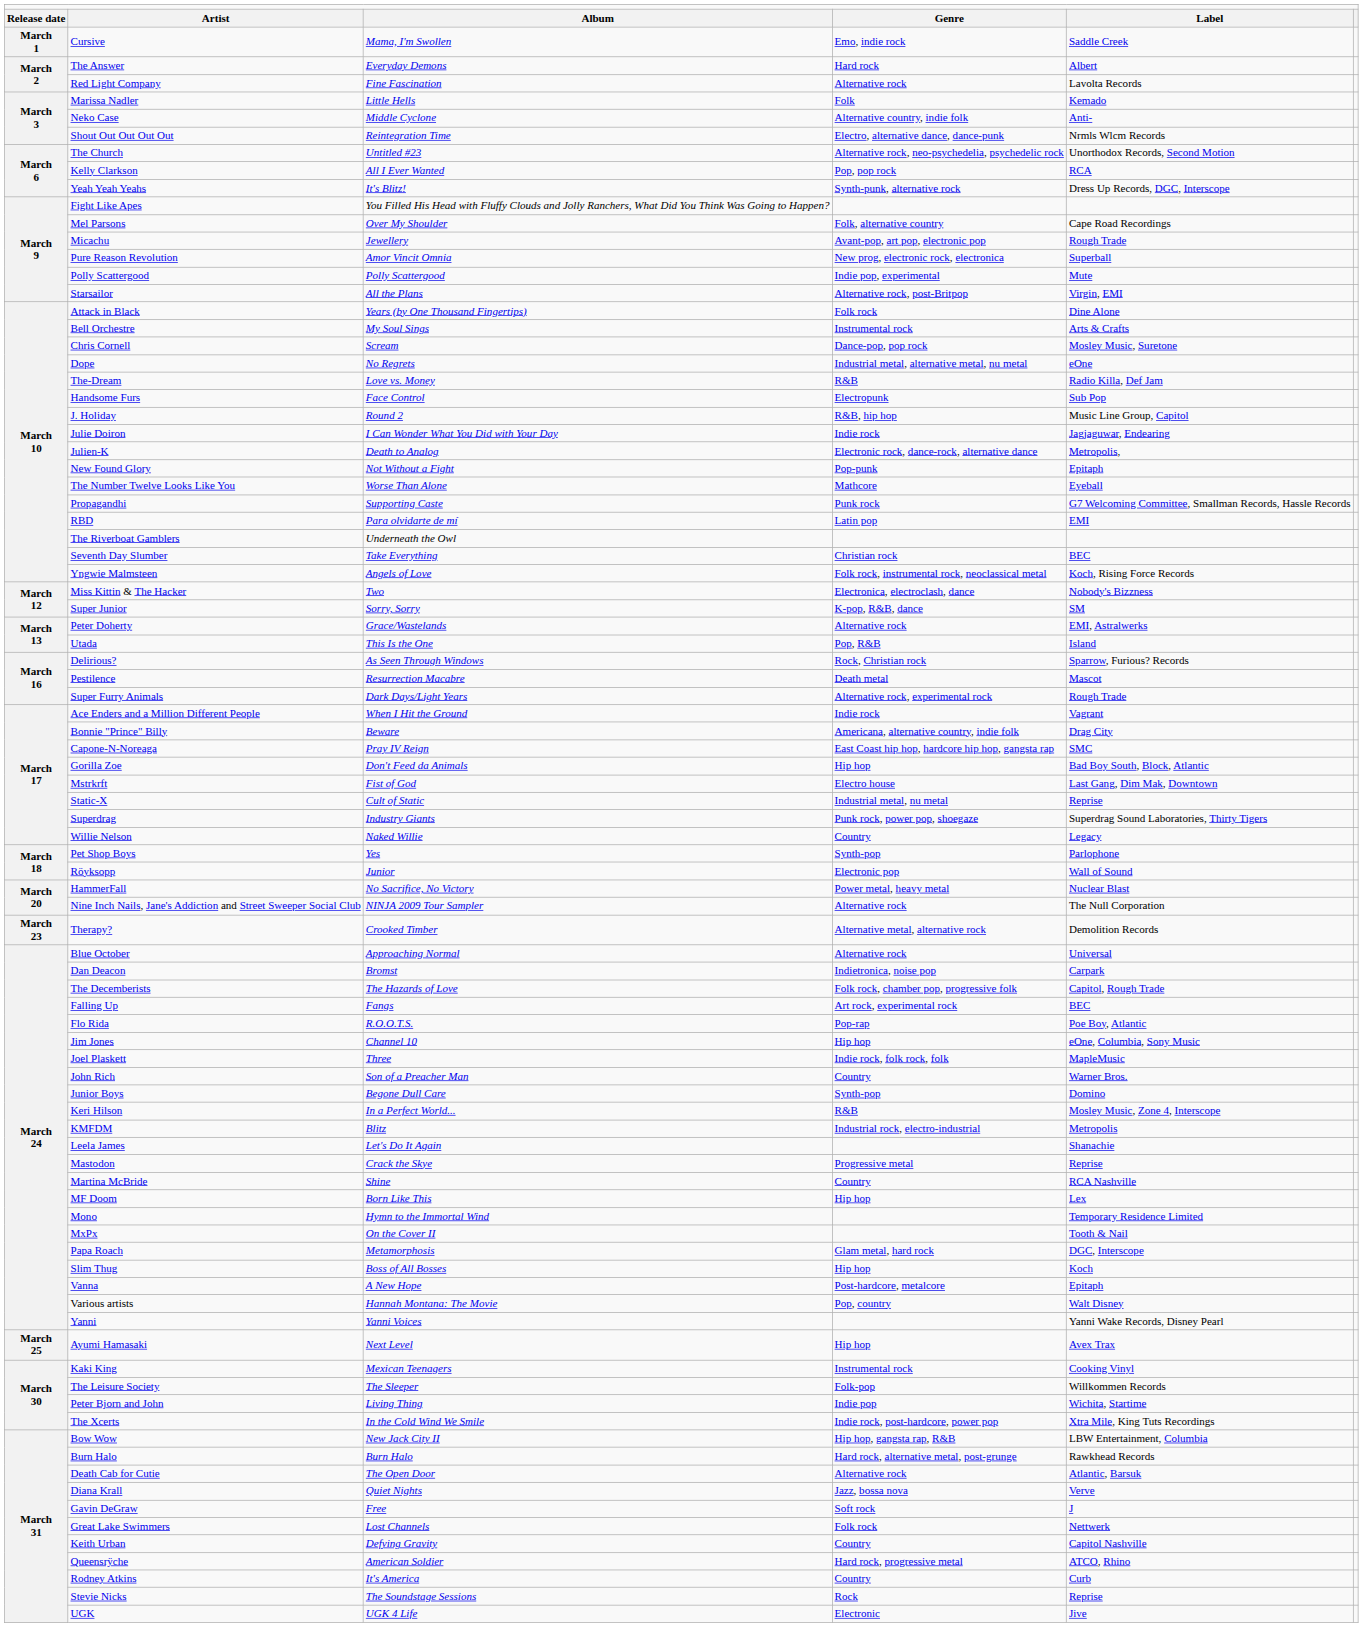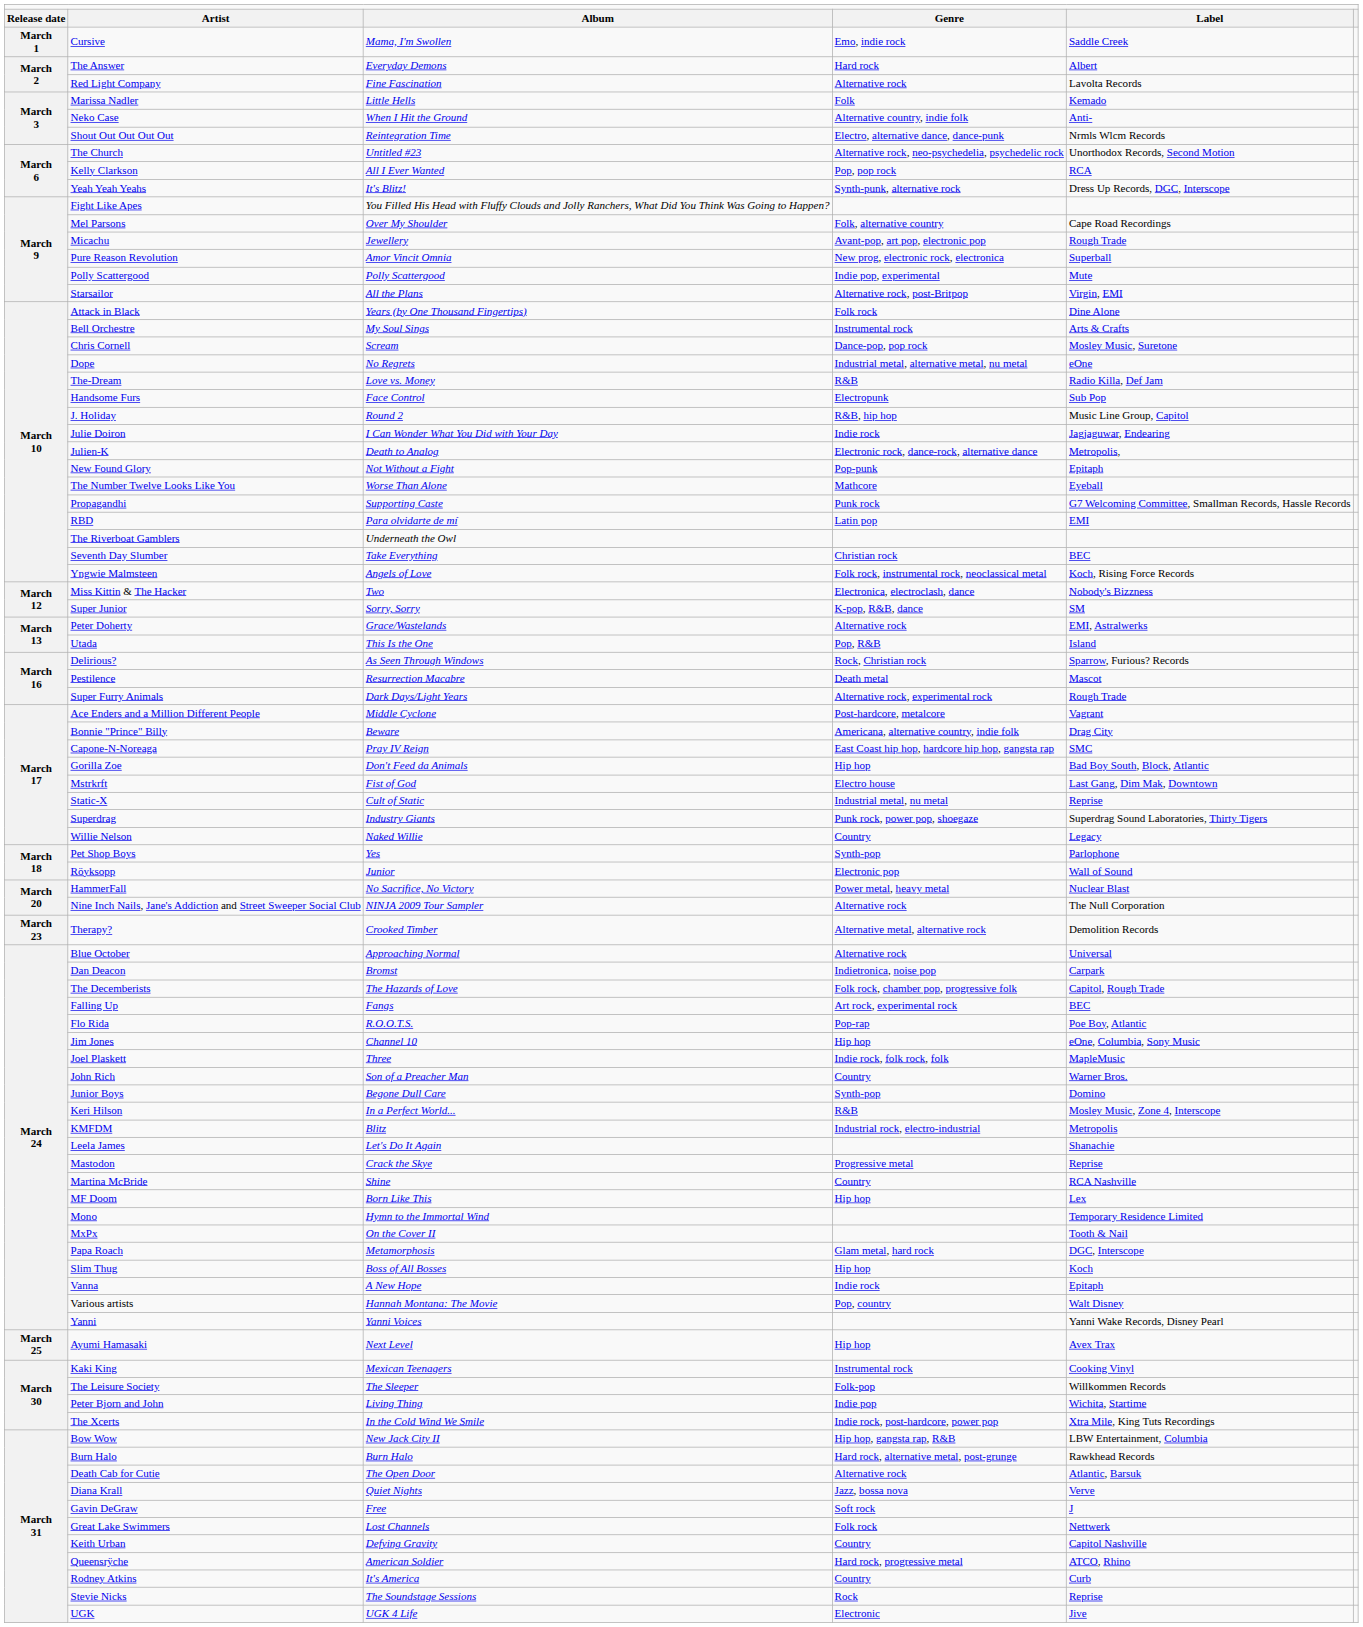(401, 118) Middle Cyclone -> (417, 118) When I Hit the Ground
(417, 713) When I Hit the Ground -> (401, 713) Middle Cyclone
(857, 713) Indie rock -> (890, 713) Post-hardcore, metalcore
(890, 1286) Post-hardcore, metalcore -> (857, 1286) Indie rock
